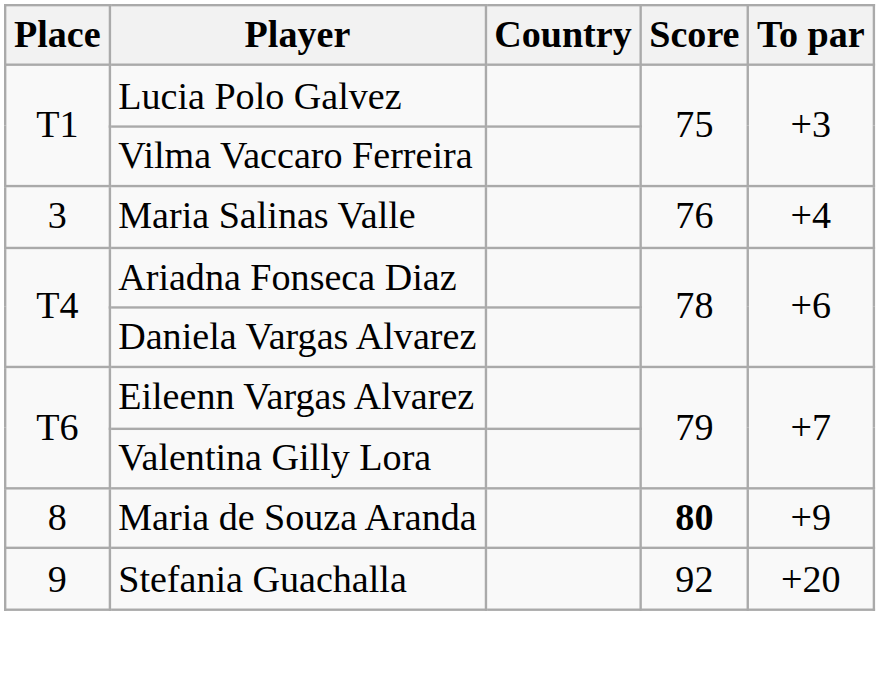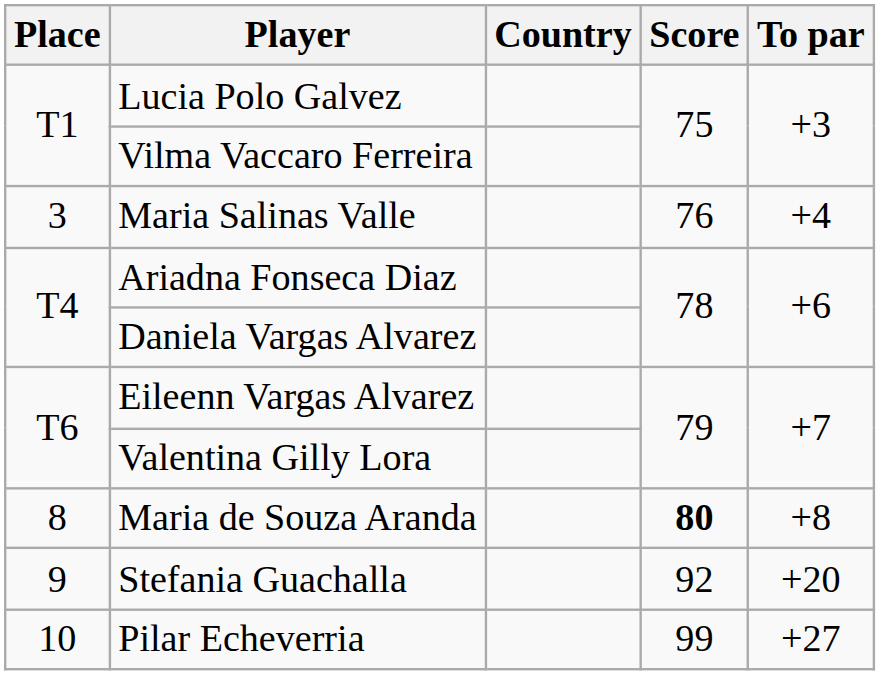(811, 517) +9 -> (811, 517) +8
+ row: (241, 638)
